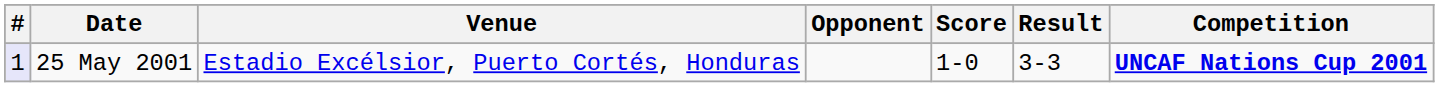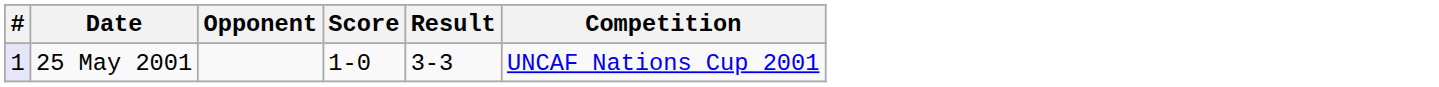- column: (502, 24)
(1271, 63) bold -> (663, 63) normal
